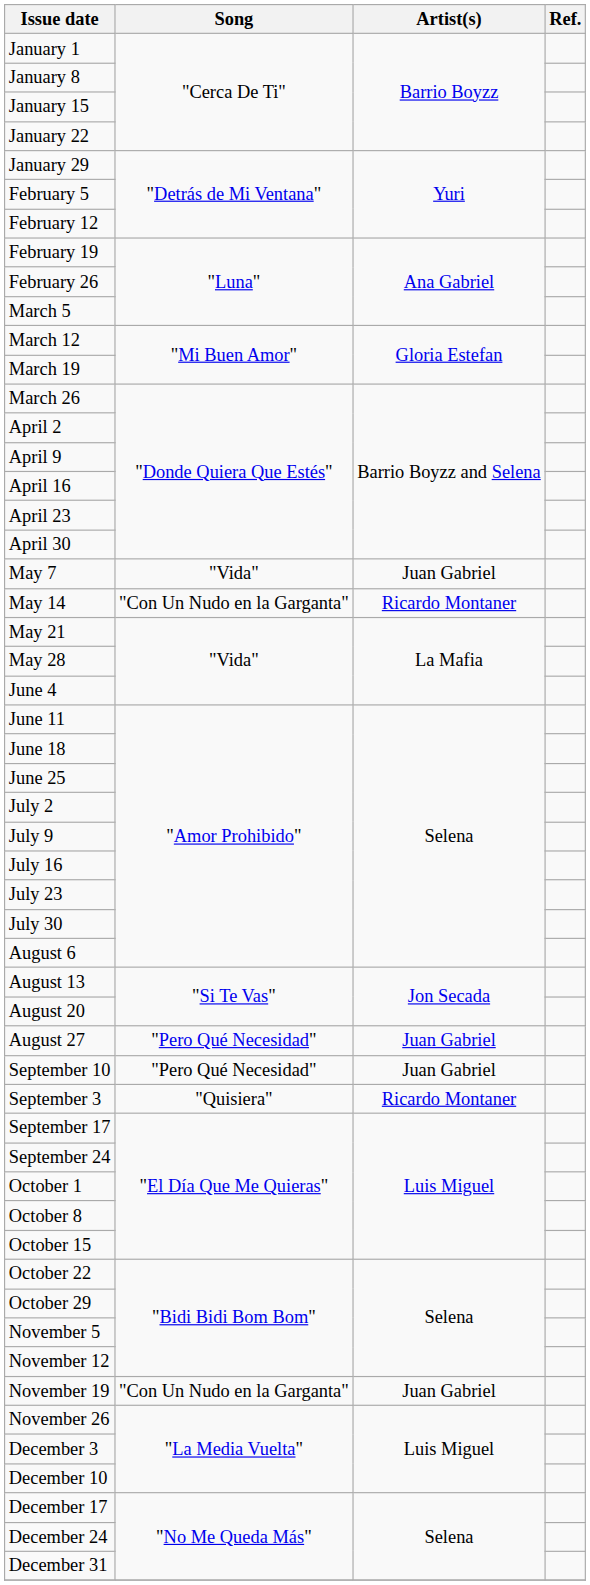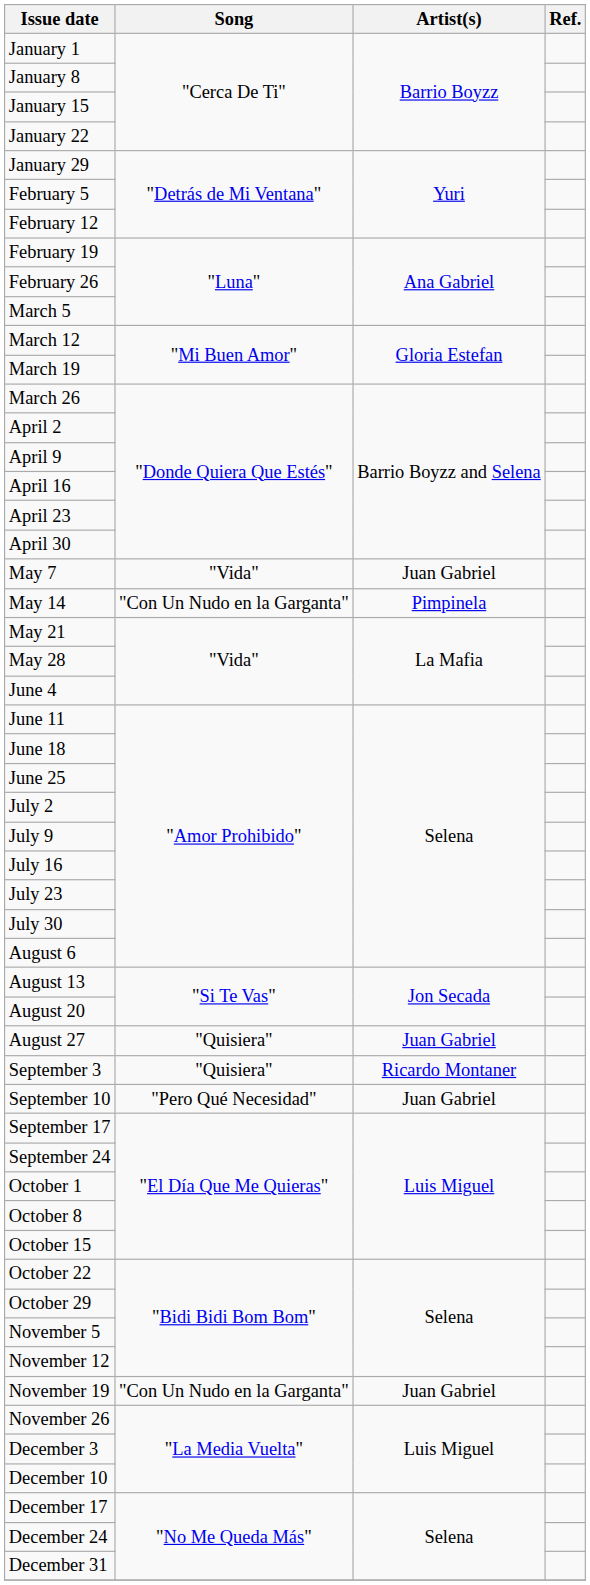(449, 602) Ricardo Montaner -> (449, 602) Pimpinela
(234, 1040) "Pero Qué Necesidad" -> (234, 1040) "Quisiera"
rows swapped: (55, 1098) <-> (60, 1069)
